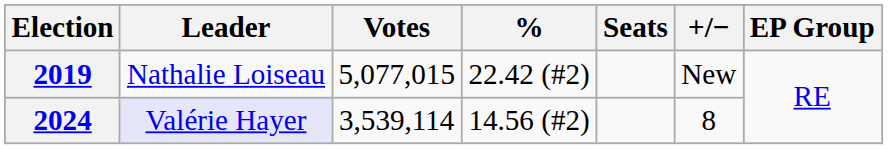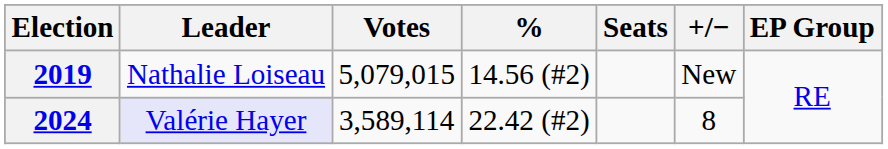(397, 73) 5,077,015 -> (397, 73) 5,079,015
(529, 73) 22.42 (#2) -> (529, 73) 14.56 (#2)
(397, 119) 3,539,114 -> (397, 119) 3,589,114
(529, 119) 14.56 (#2) -> (529, 119) 22.42 (#2)
